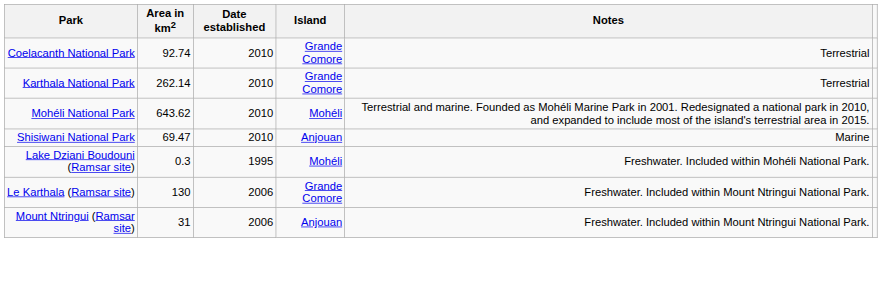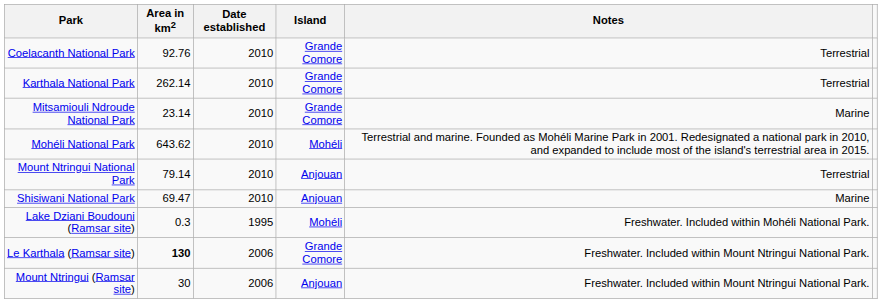(176, 53) 92.74 -> (176, 53) 92.76
+ row: (84, 113)
+ row: (76, 174)
(181, 192) normal -> (181, 253) bold
(184, 222) 31 -> (184, 283) 30
